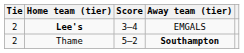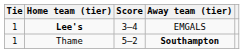(15, 27) 2 -> (15, 27) 1
(15, 41) 2 -> (15, 41) 1
